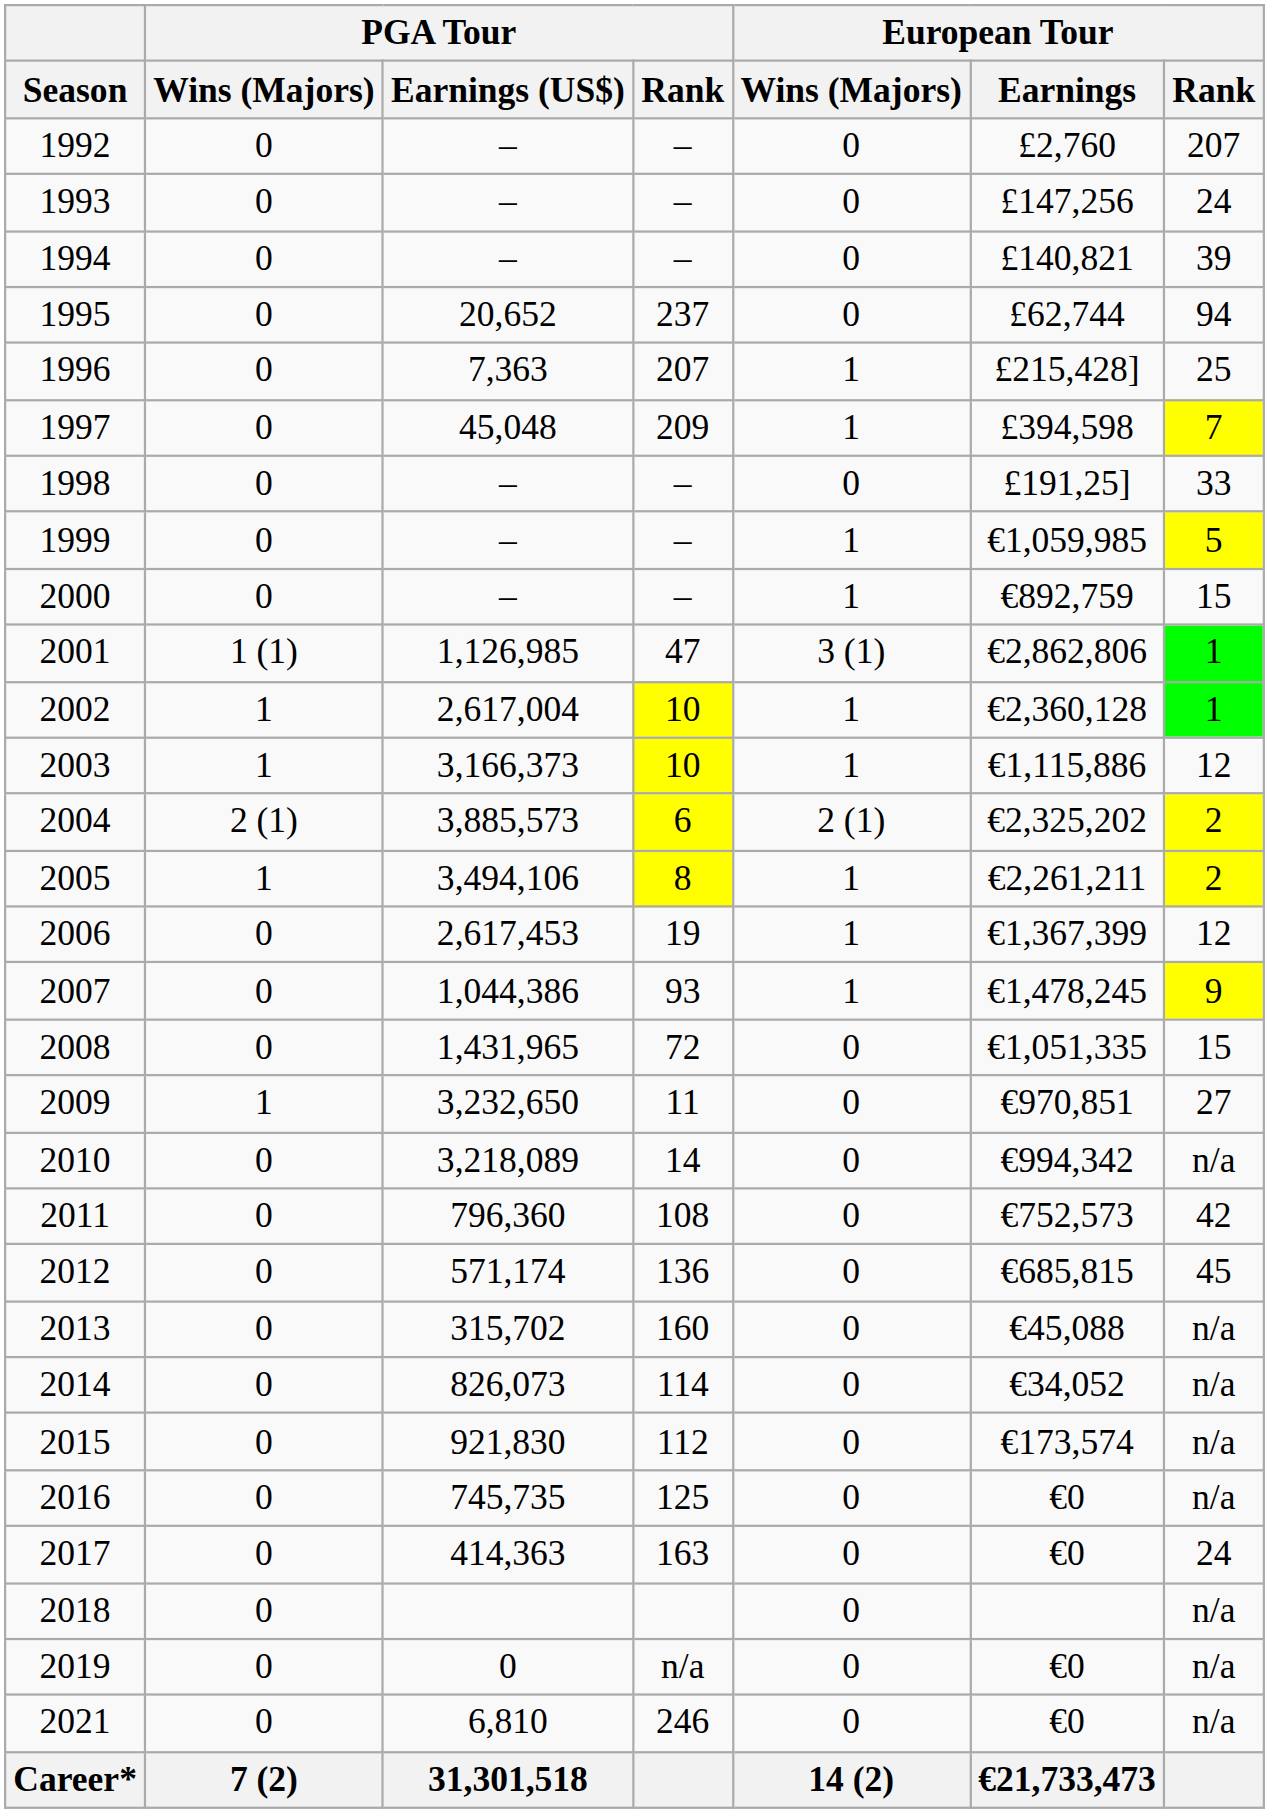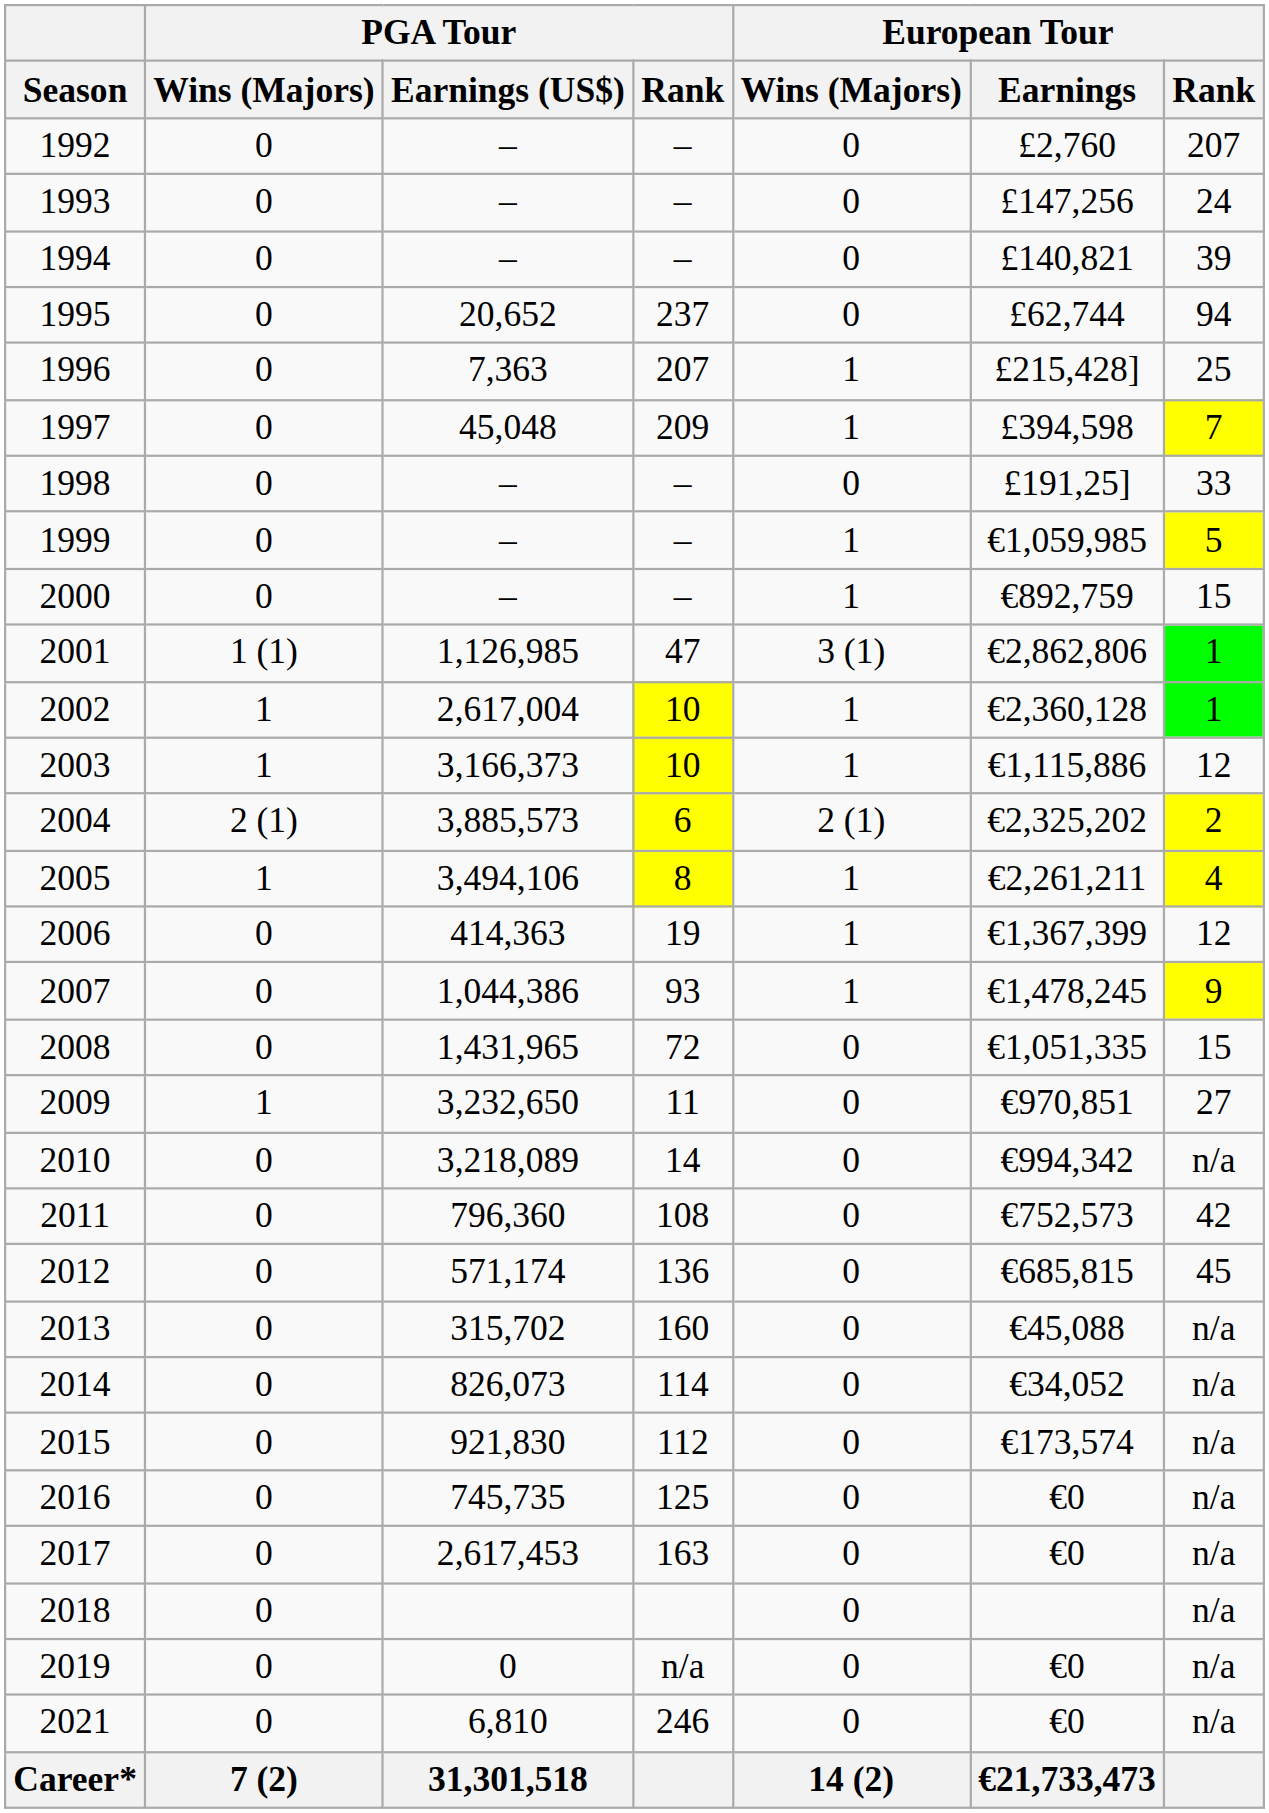(1214, 877) 2 -> (1214, 877) 4
(508, 933) 2,617,453 -> (508, 933) 414,363
(508, 1553) 414,363 -> (508, 1553) 2,617,453
(1214, 1553) 24 -> (1214, 1553) n/a
